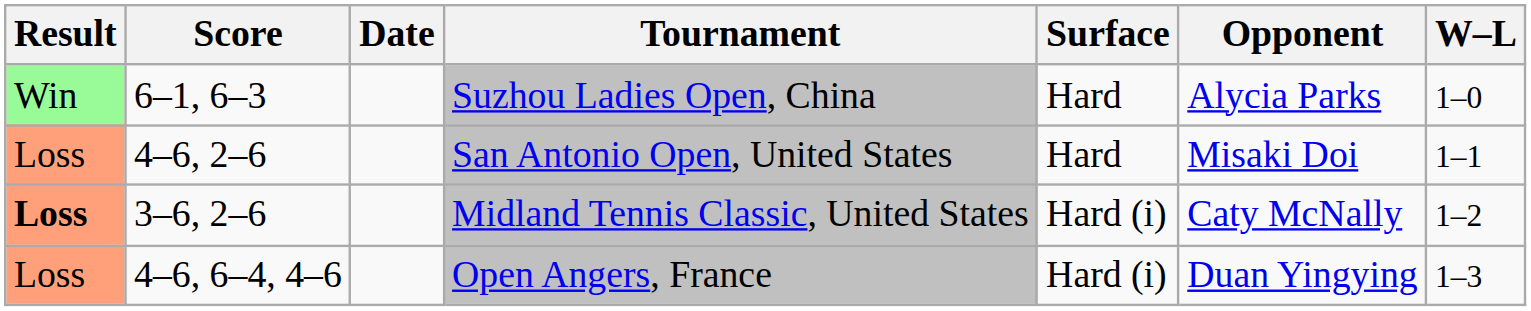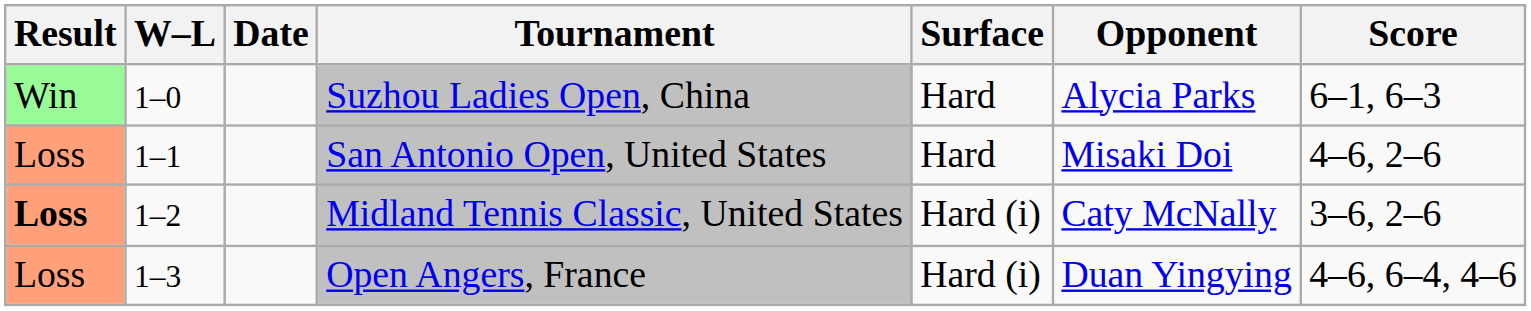columns swapped: (1476, 34) <-> (238, 34)
